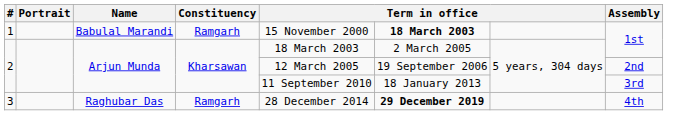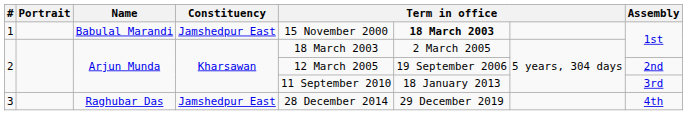(217, 31) Ramgarh -> (227, 31) Jamshedpur East
(217, 101) Ramgarh -> (227, 101) Jamshedpur East
(432, 101) bold -> (452, 101) normal
